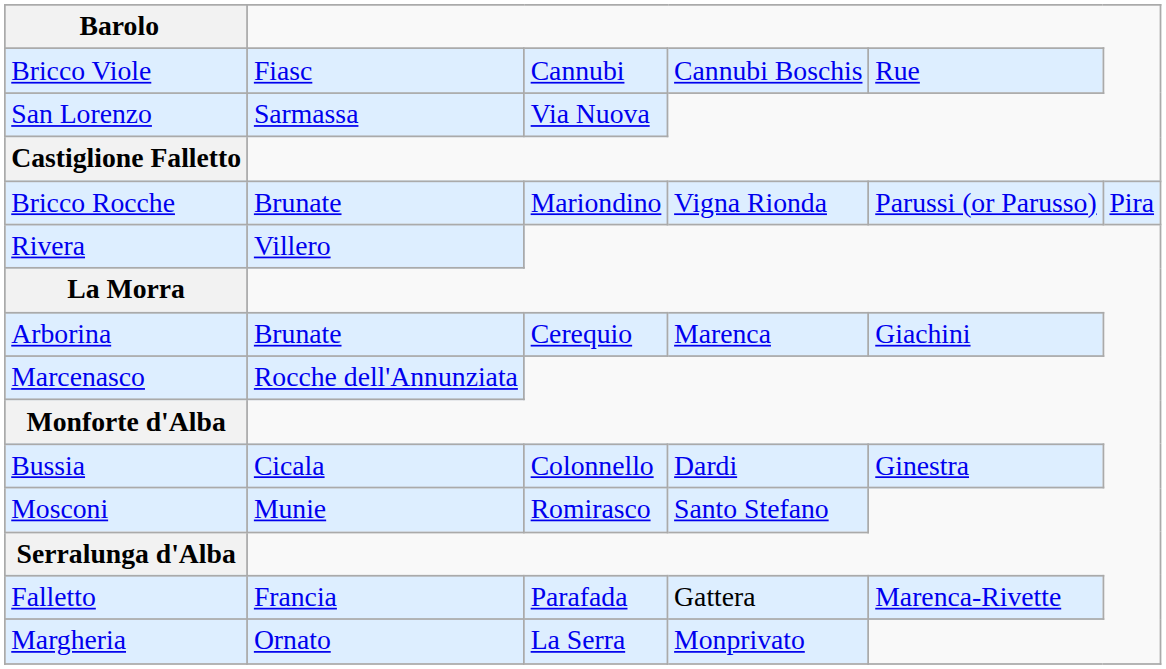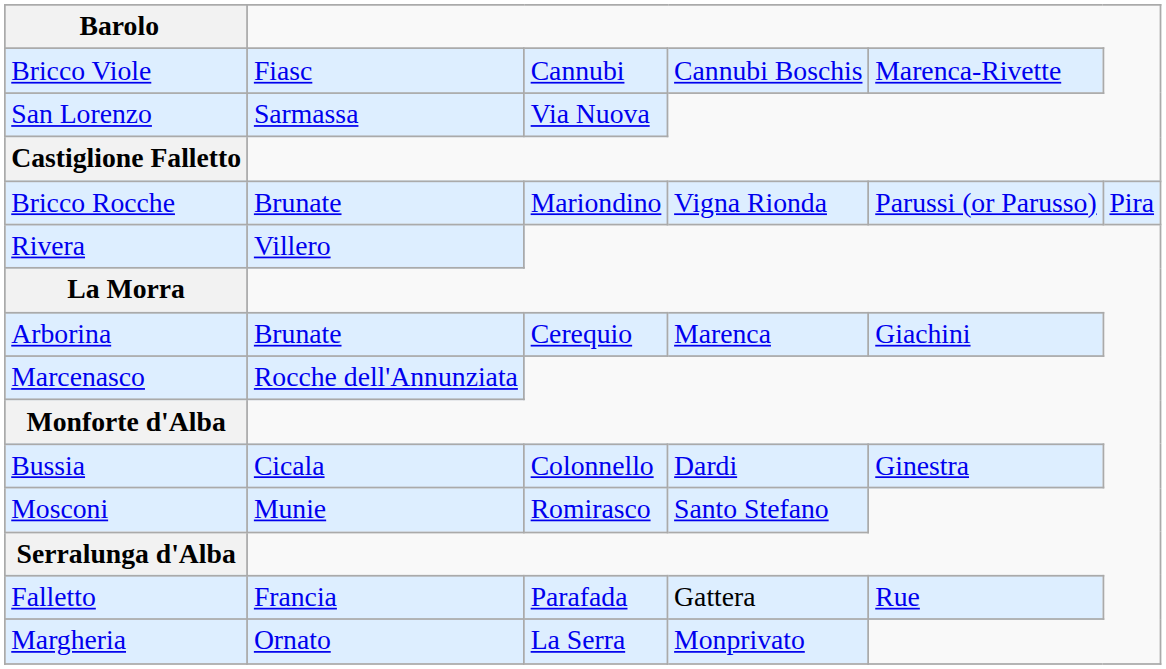(898, 70) Rue -> (968, 70) Marenca-Rivette
(968, 597) Marenca-Rivette -> (898, 597) Rue
